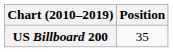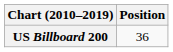(142, 36) 35 -> (142, 36) 36
